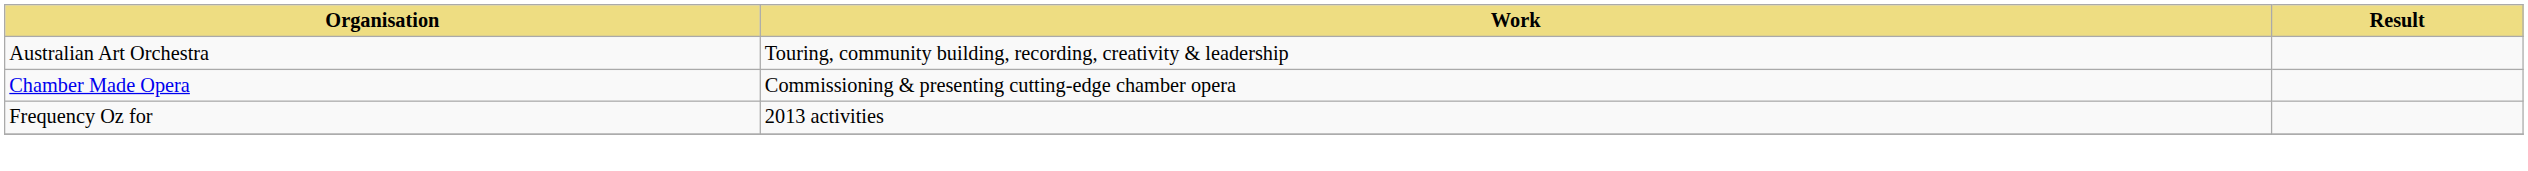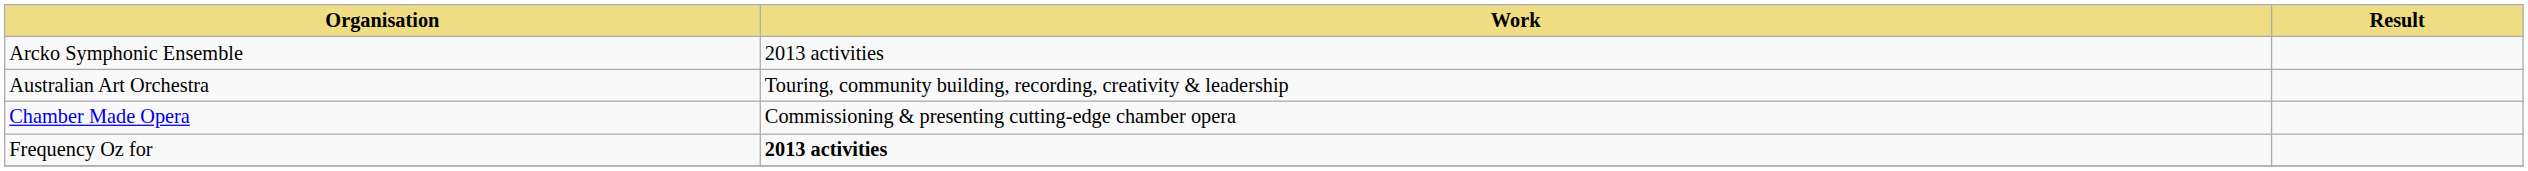+ row: (126, 52)
(824, 117) normal -> (826, 149) bold
